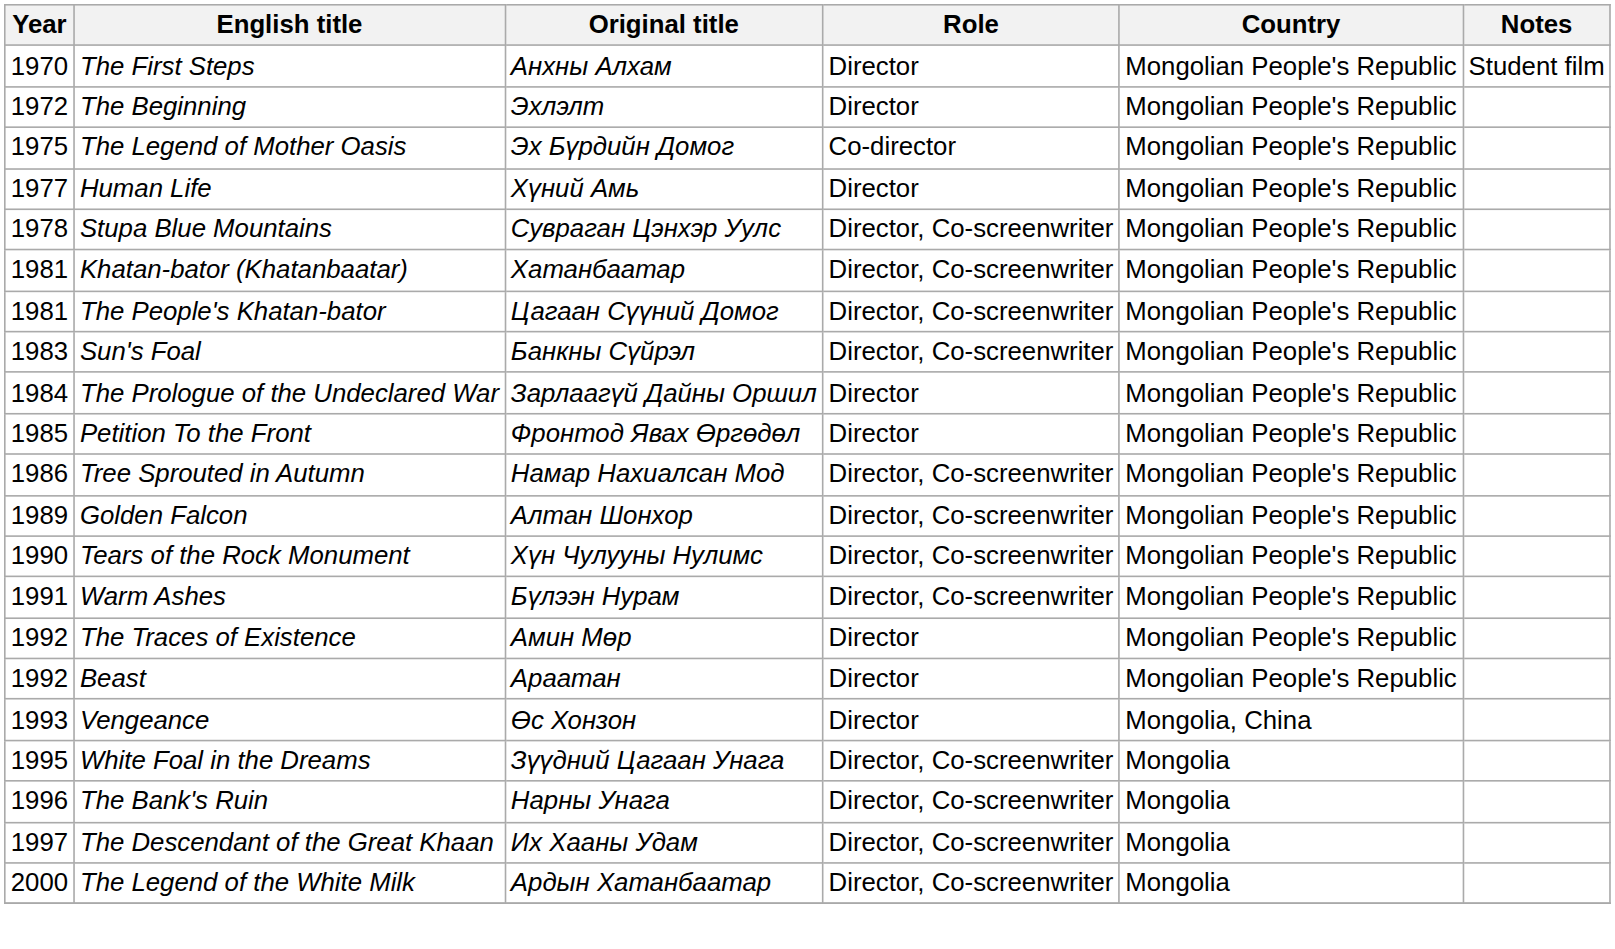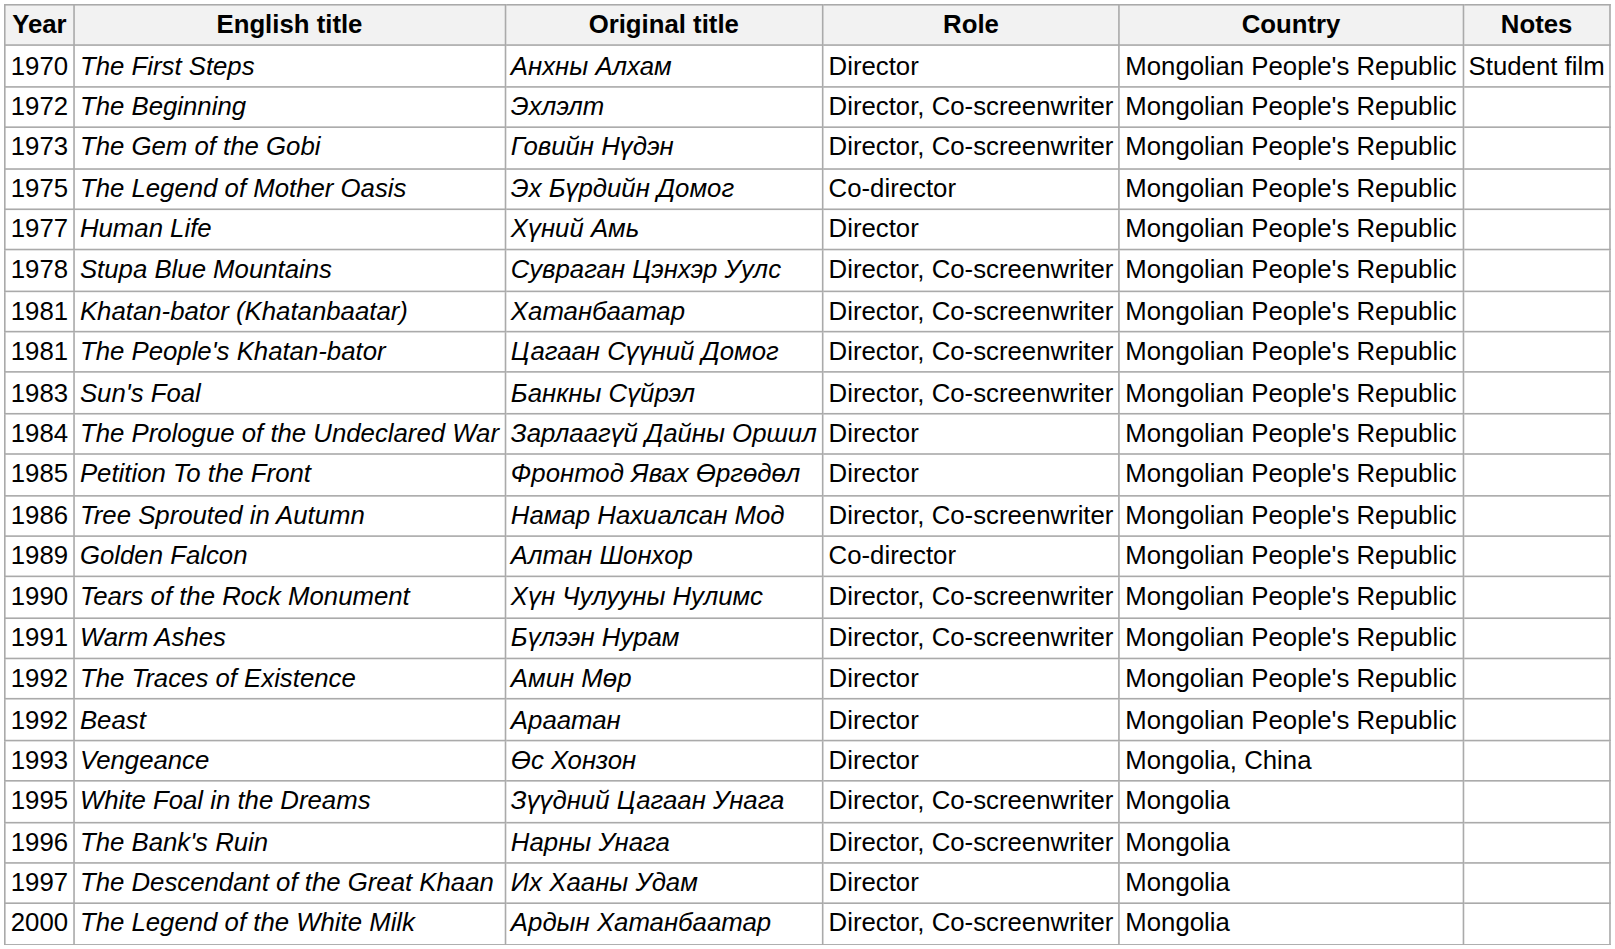(874, 106) Director -> (971, 106) Director, Co-screenwriter
+ row: (200, 147)
(971, 515) Director, Co-screenwriter -> (892, 556) Co-director
(971, 842) Director, Co-screenwriter -> (874, 882) Director
